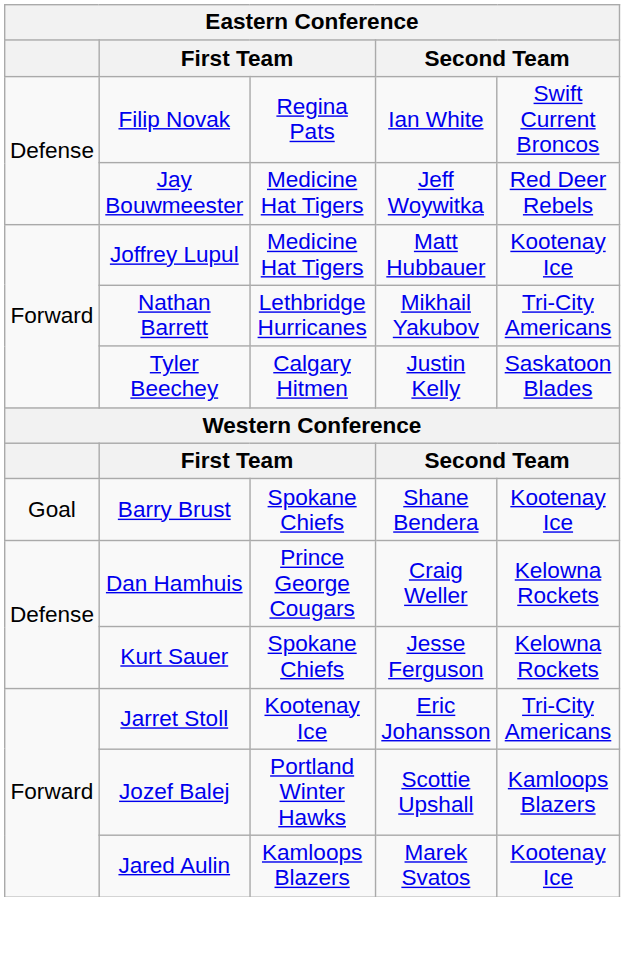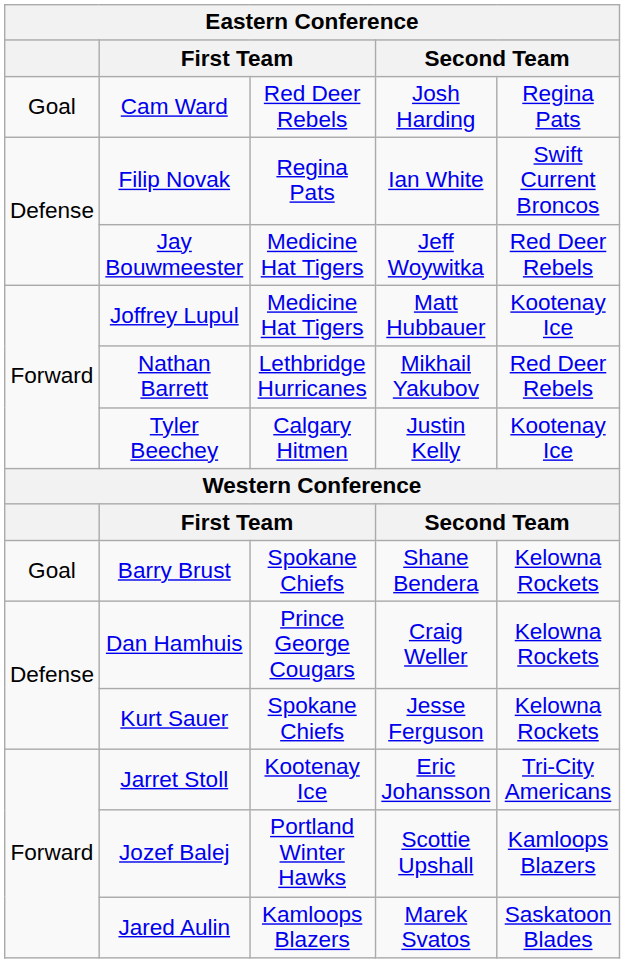+ row: (174, 106)
(558, 315) Tri-City Americans -> (558, 376) Red Deer Rebels
(558, 376) Saskatoon Blades -> (558, 437) Kootenay Ice
(558, 509) Kootenay Ice -> (558, 570) Kelowna Rockets
(558, 865) Kootenay Ice -> (558, 927) Saskatoon Blades
